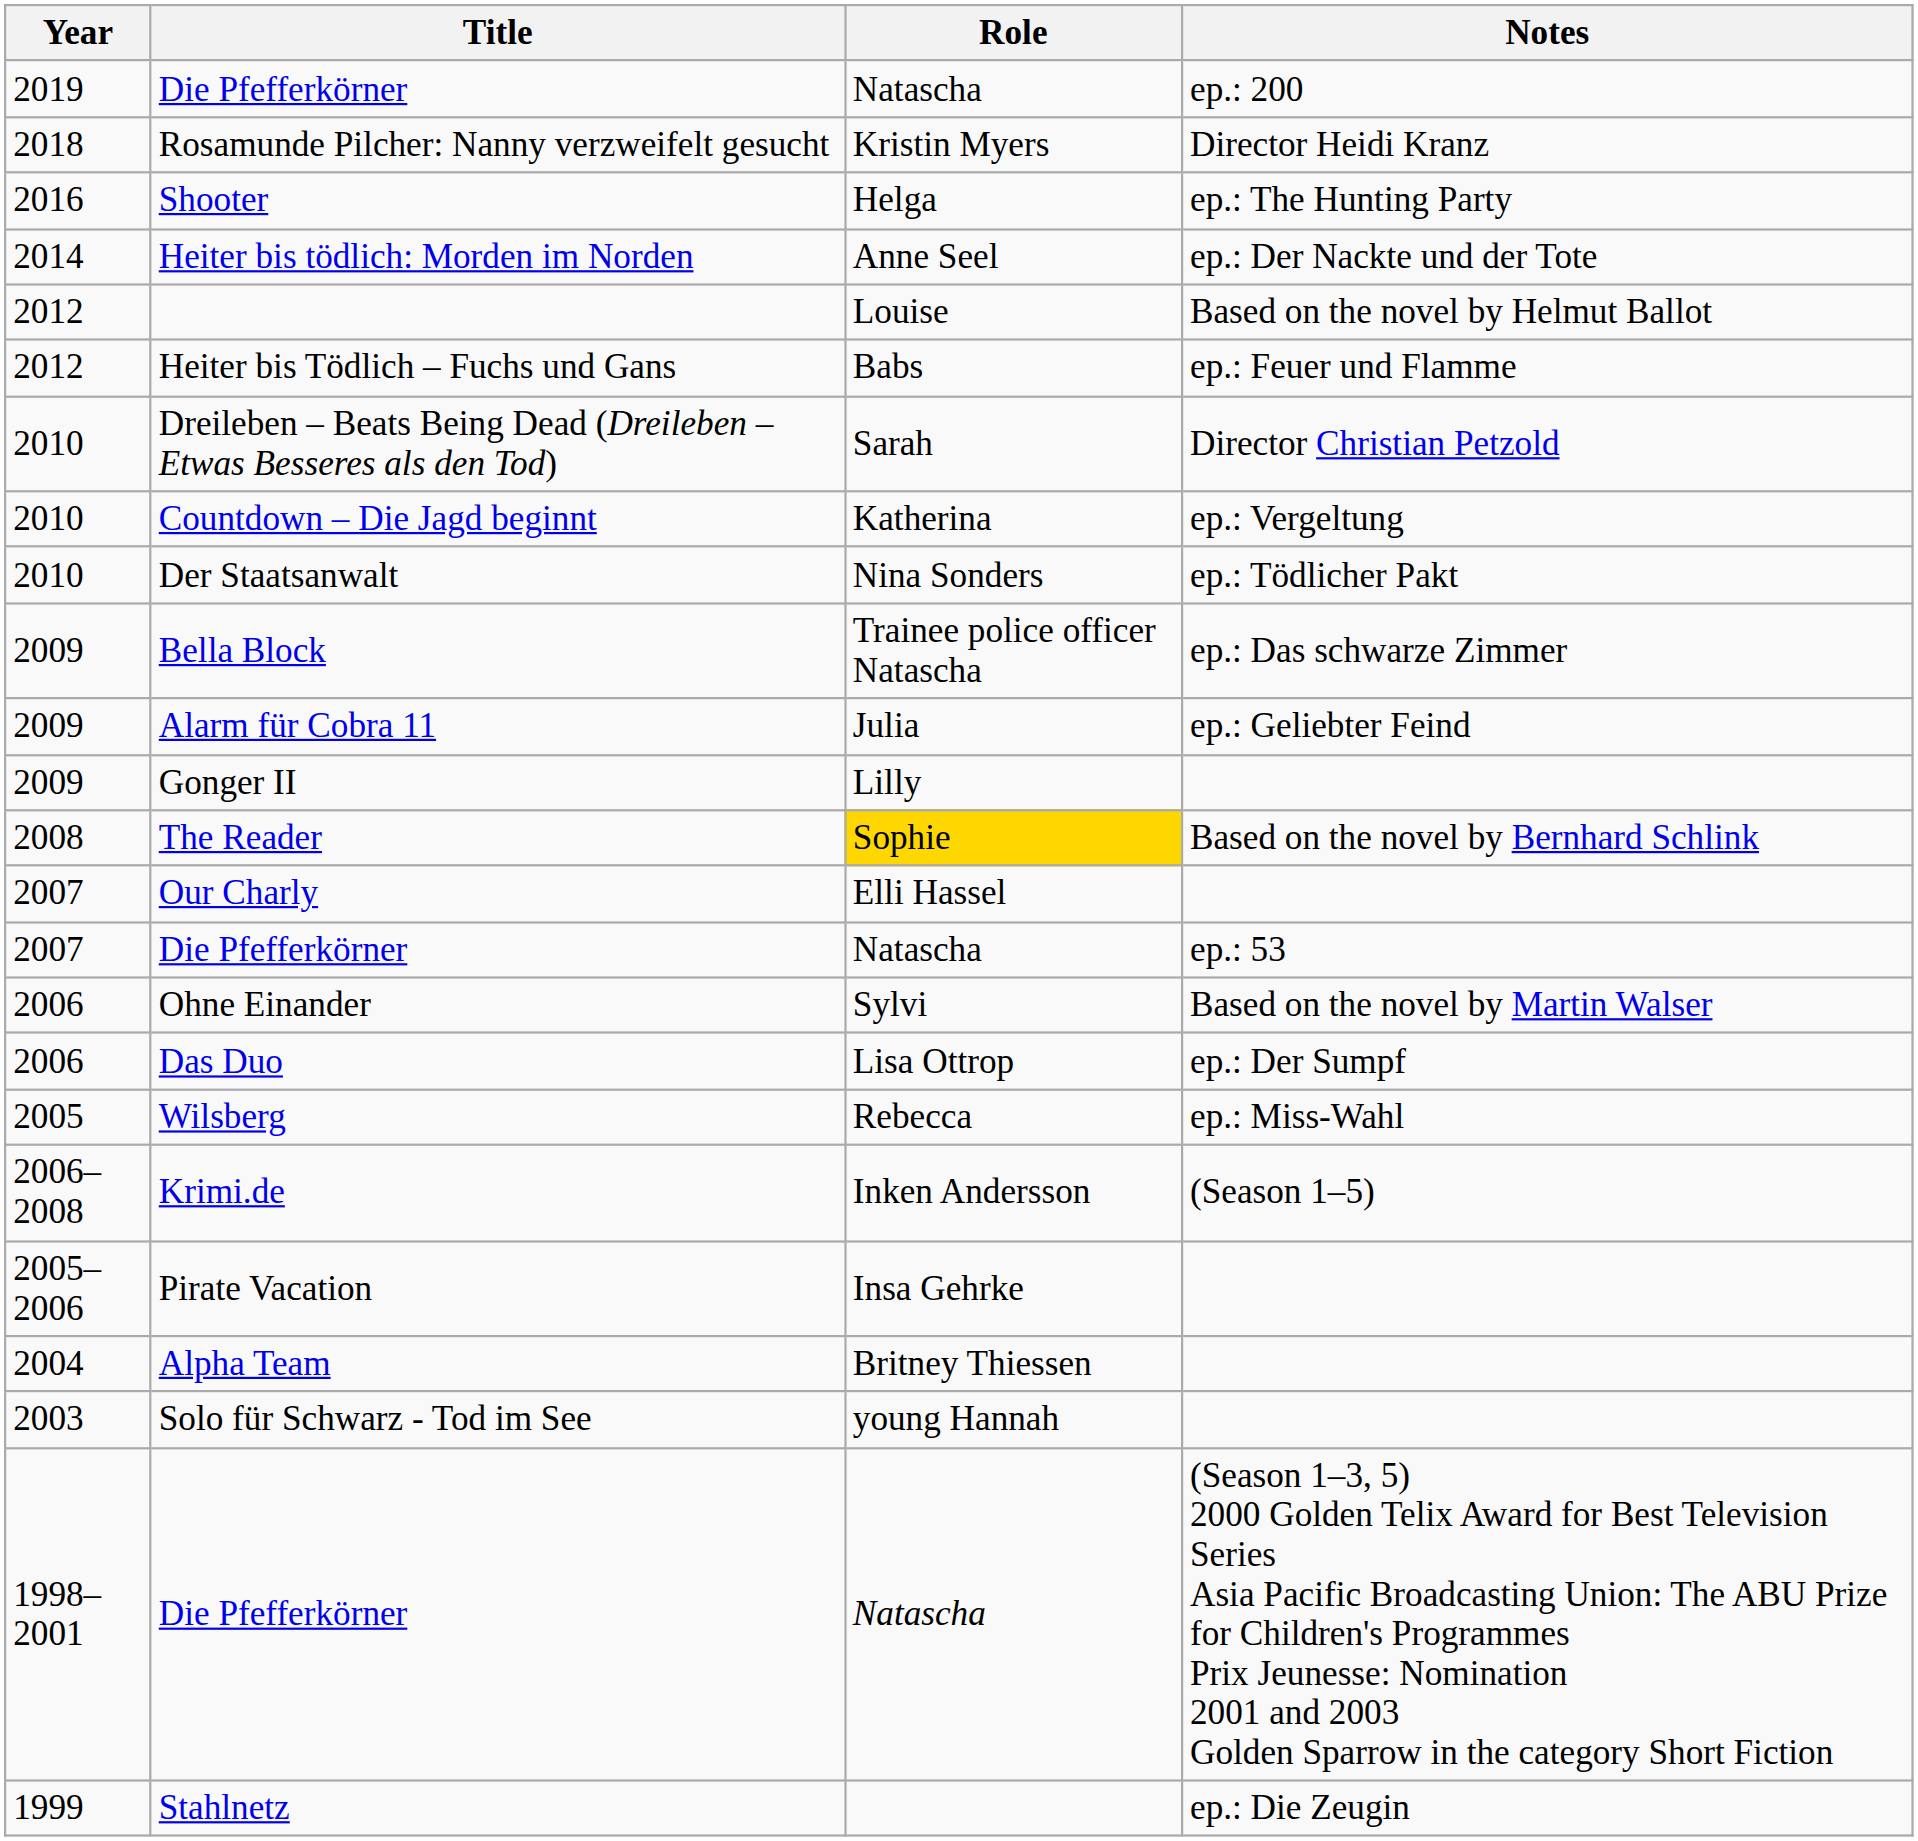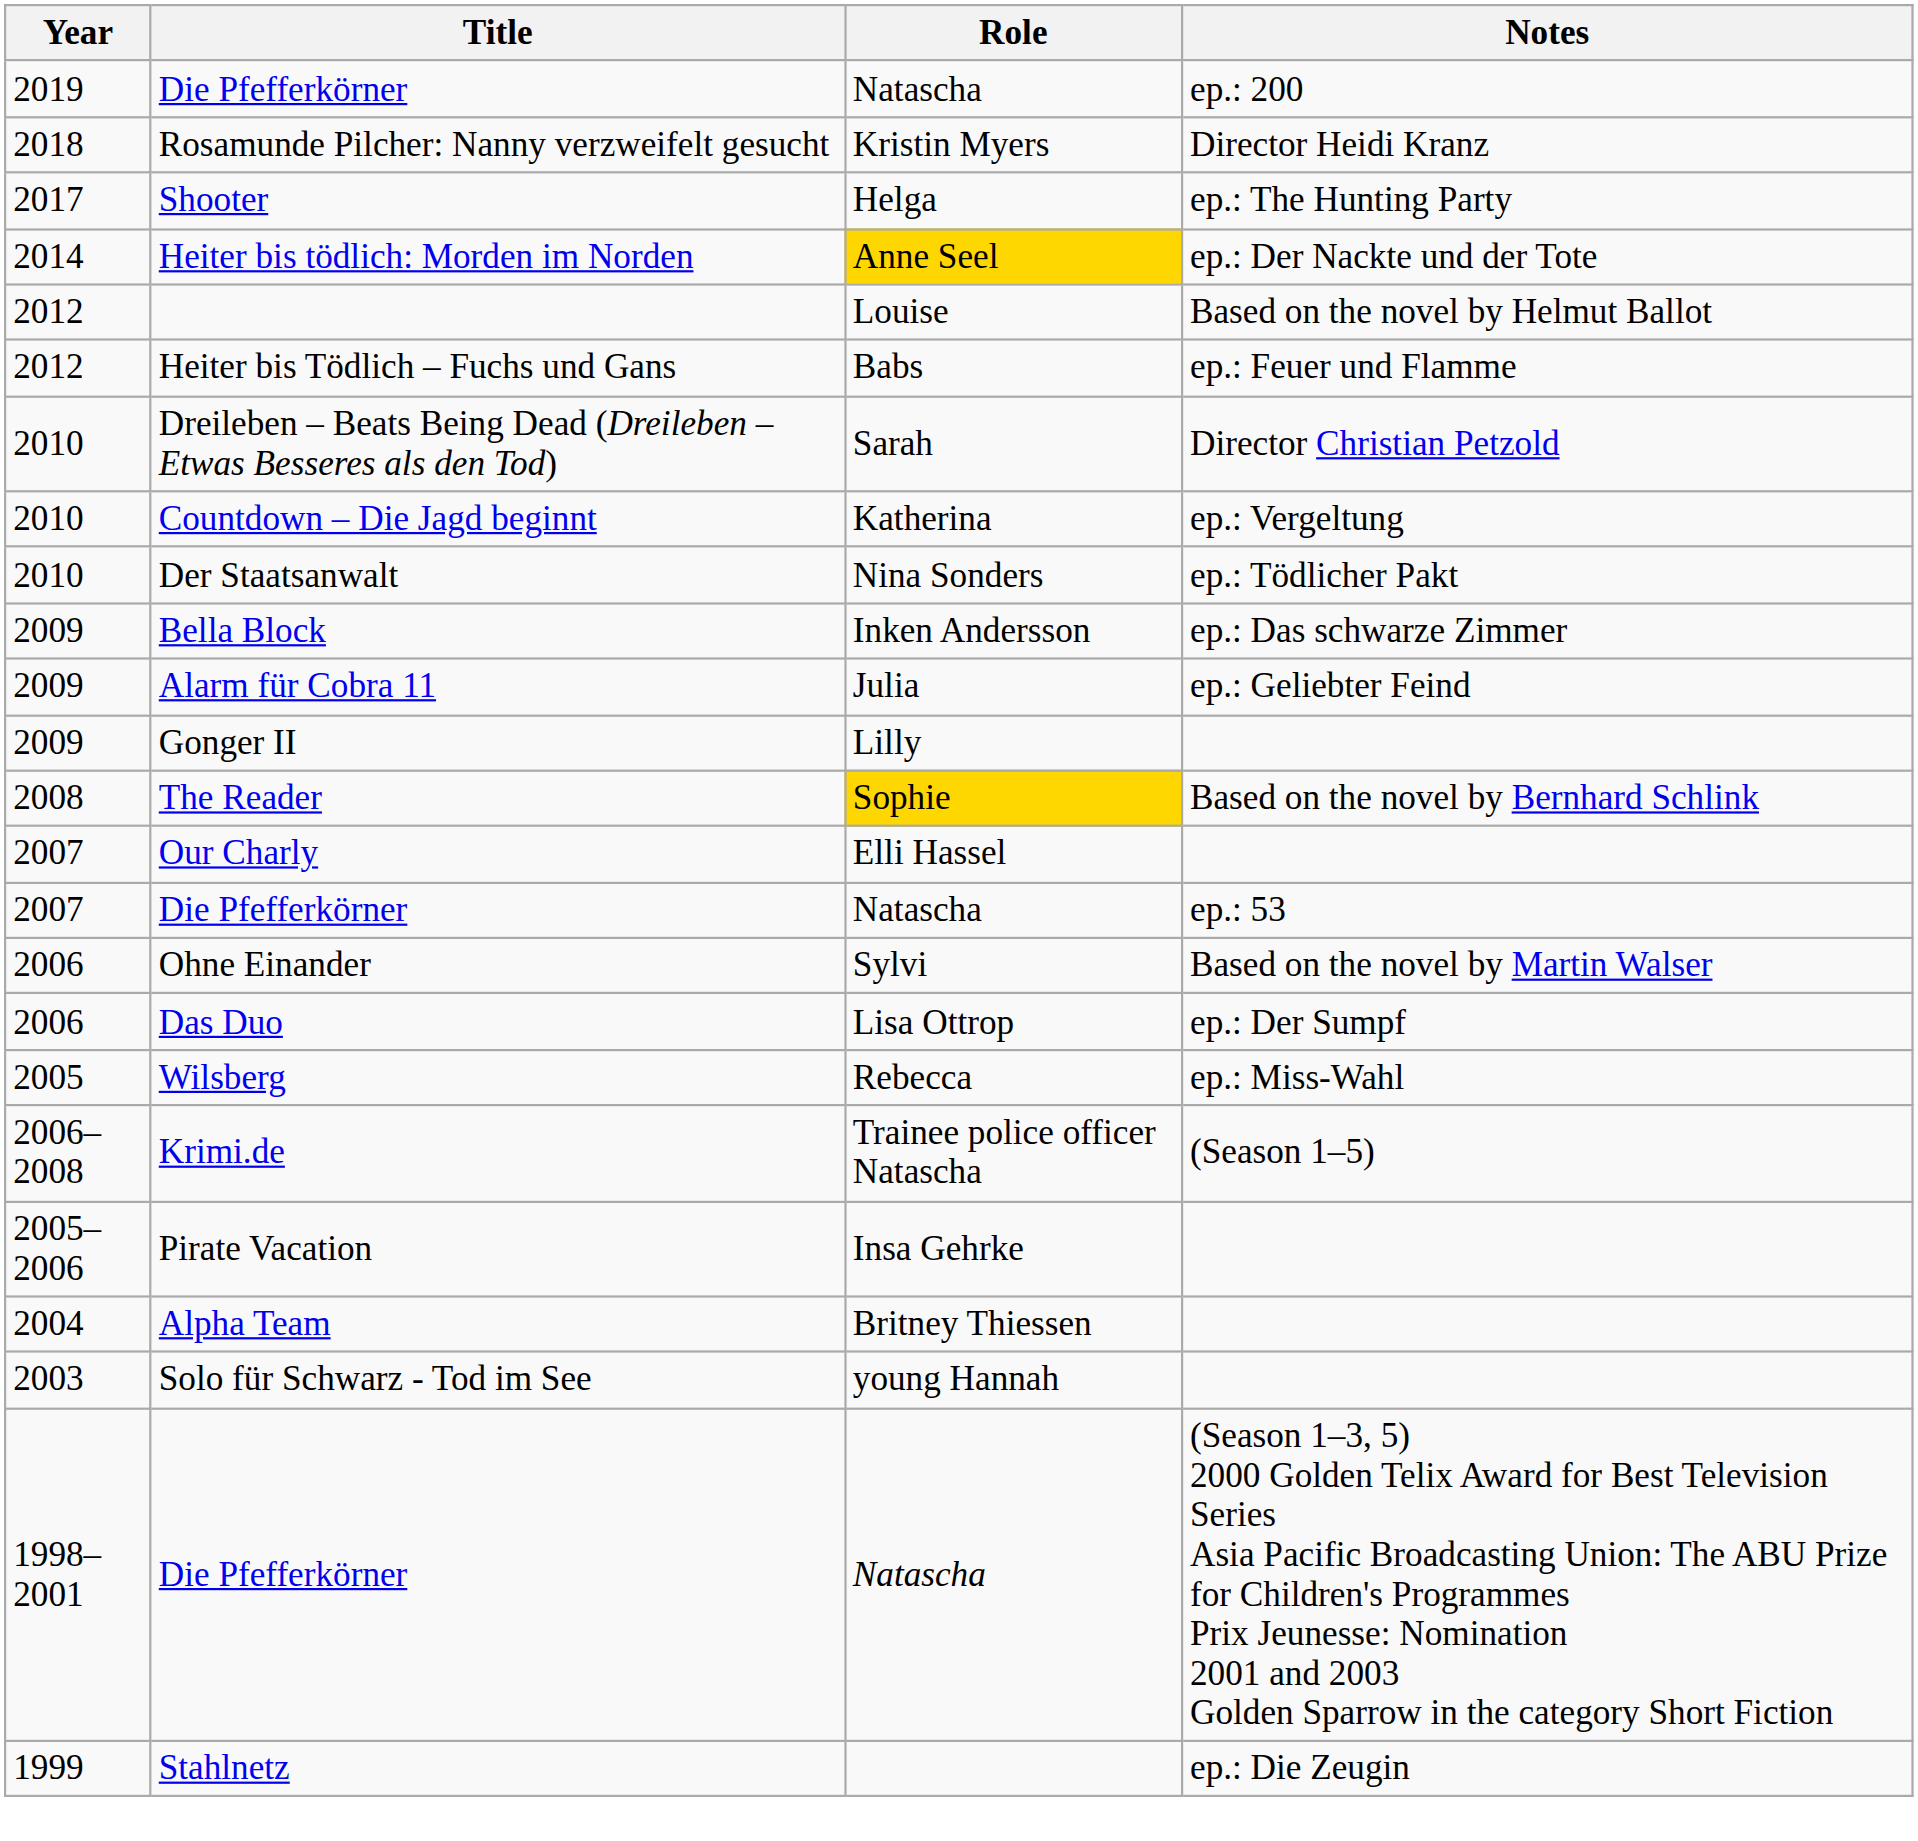(48, 199) 2016 -> (48, 199) 2017
(926, 255) no background -> (926, 255) gold background
(1004, 650) Trainee police officer Natascha -> (972, 630) Inken Andersson
(972, 1192) Inken Andersson -> (1004, 1152) Trainee police officer Natascha
